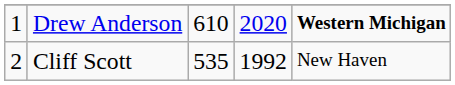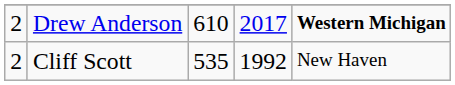(16, 23) 1 -> (16, 23) 2
(263, 23) 2020 -> (263, 23) 2017
